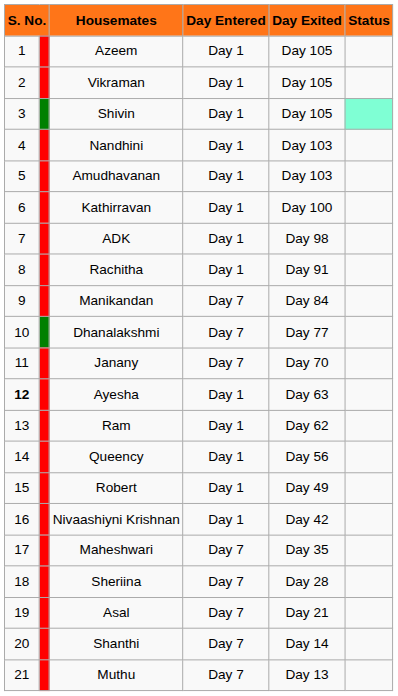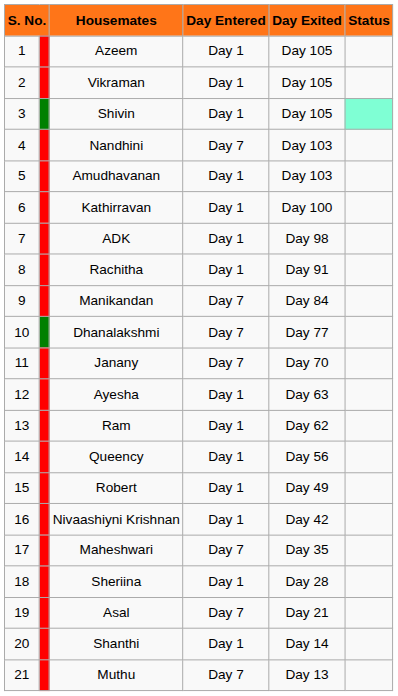(226, 145) Day 1 -> (226, 145) Day 7
(22, 394) bold -> (22, 394) normal
(226, 581) Day 7 -> (226, 581) Day 1
(226, 644) Day 7 -> (226, 644) Day 1
